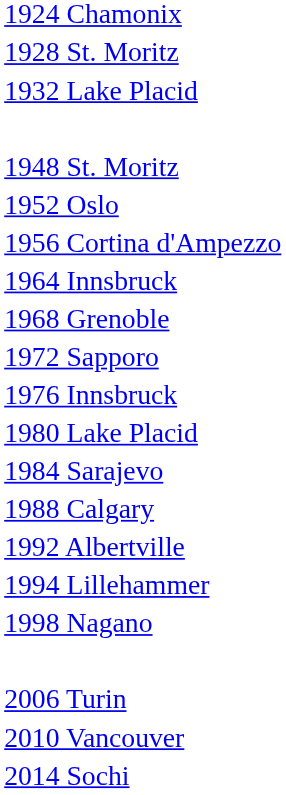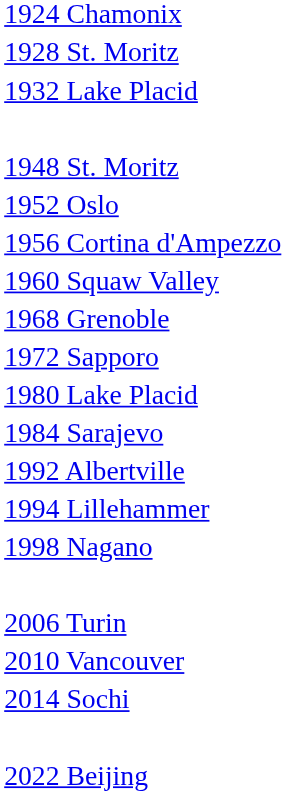+ row: (112, 280)
- row: (91, 280)
- row: (91, 394)
- row: (79, 509)
+ row: (76, 775)
